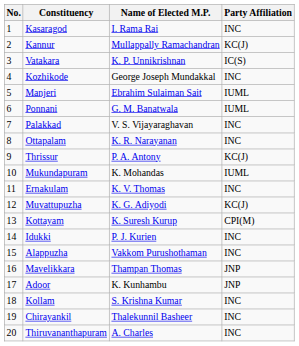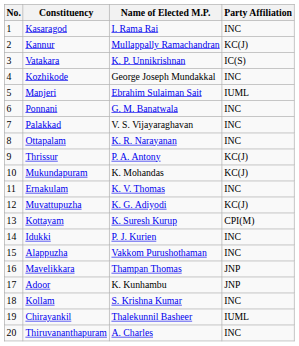(237, 108) IUML -> (233, 108) INC
(237, 173) IUML -> (236, 173) KC(J)
(233, 317) INC -> (237, 317) IUML
